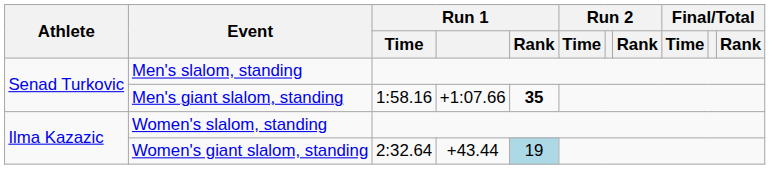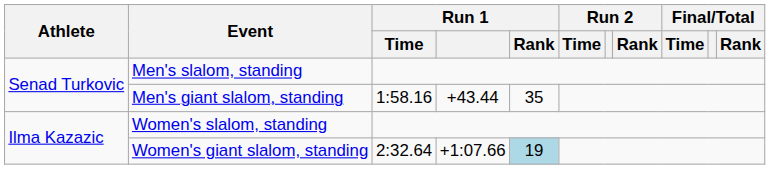(473, 97) +1:07.66 -> (473, 97) +43.44
(534, 97) bold -> (534, 97) normal
(473, 151) +43.44 -> (473, 151) +1:07.66
